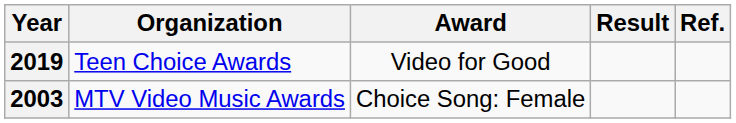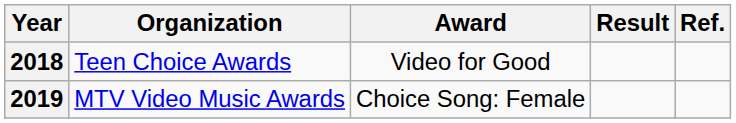(37, 61) 2019 -> (37, 61) 2018
(37, 99) 2003 -> (37, 99) 2019
